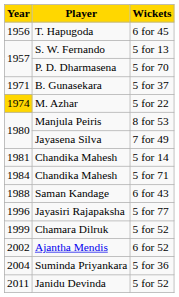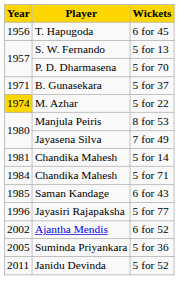(18, 193) 1988 -> (18, 193) 1985
- row: (72, 229)
(18, 265) 2004 -> (18, 247) 2005
